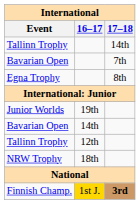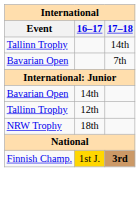- row: (33, 77)
- row: (35, 110)
